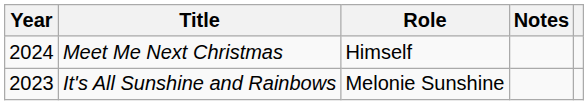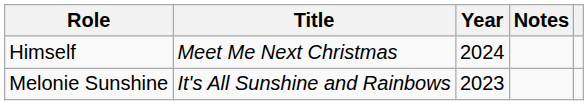columns swapped: (31, 20) <-> (425, 20)
